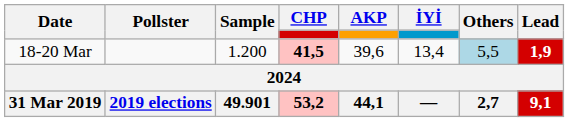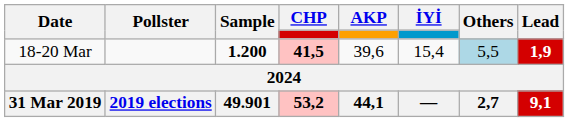(247, 51) normal -> (247, 51) bold
(429, 51) 13,4 -> (429, 51) 15,4
